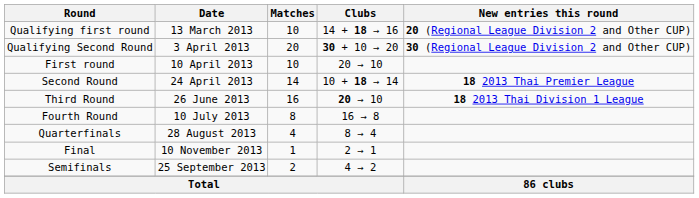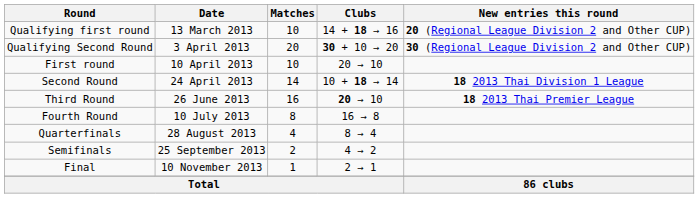(549, 82) 18 2013 Thai Premier League -> (549, 82) 18 2013 Thai Division 1 League
(549, 99) 18 2013 Thai Division 1 League -> (549, 99) 18 2013 Thai Premier League
rows swapped: (80, 167) <-> (80, 150)
